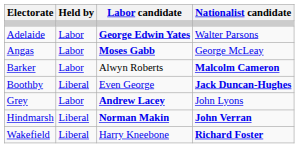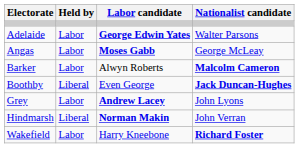(223, 118) bold -> (220, 118) normal
(74, 134) Liberal -> (71, 134) Labor
